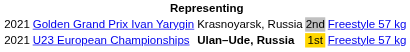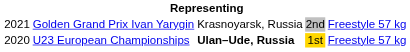(17, 40) 2021 -> (17, 40) 2020
